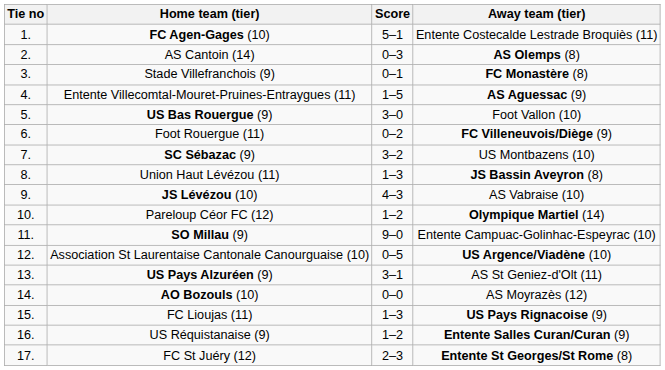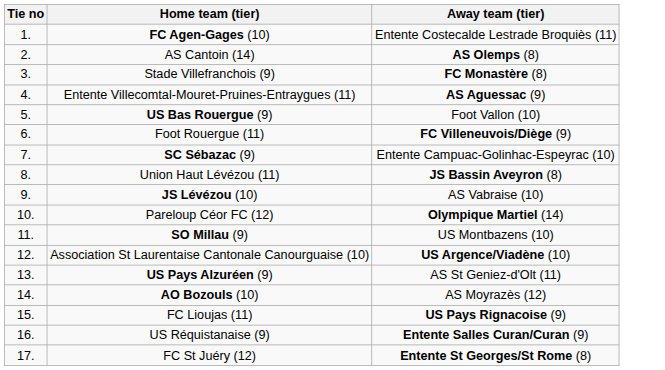- column: (393, 14)
(537, 154) US Montbazens (10) -> (496, 154) Entente Campuac-Golinhac-Espeyrac (10)
(537, 235) Entente Campuac-Golinhac-Espeyrac (10) -> (496, 235) US Montbazens (10)
